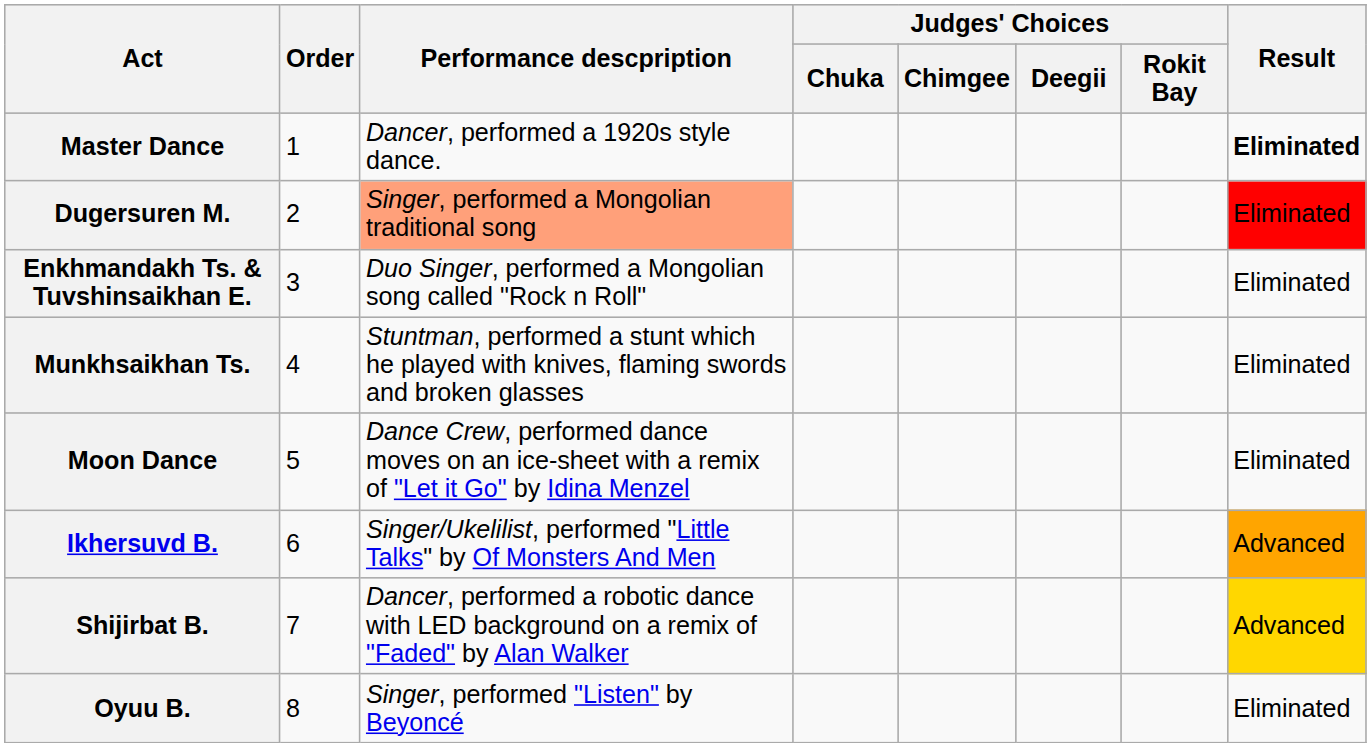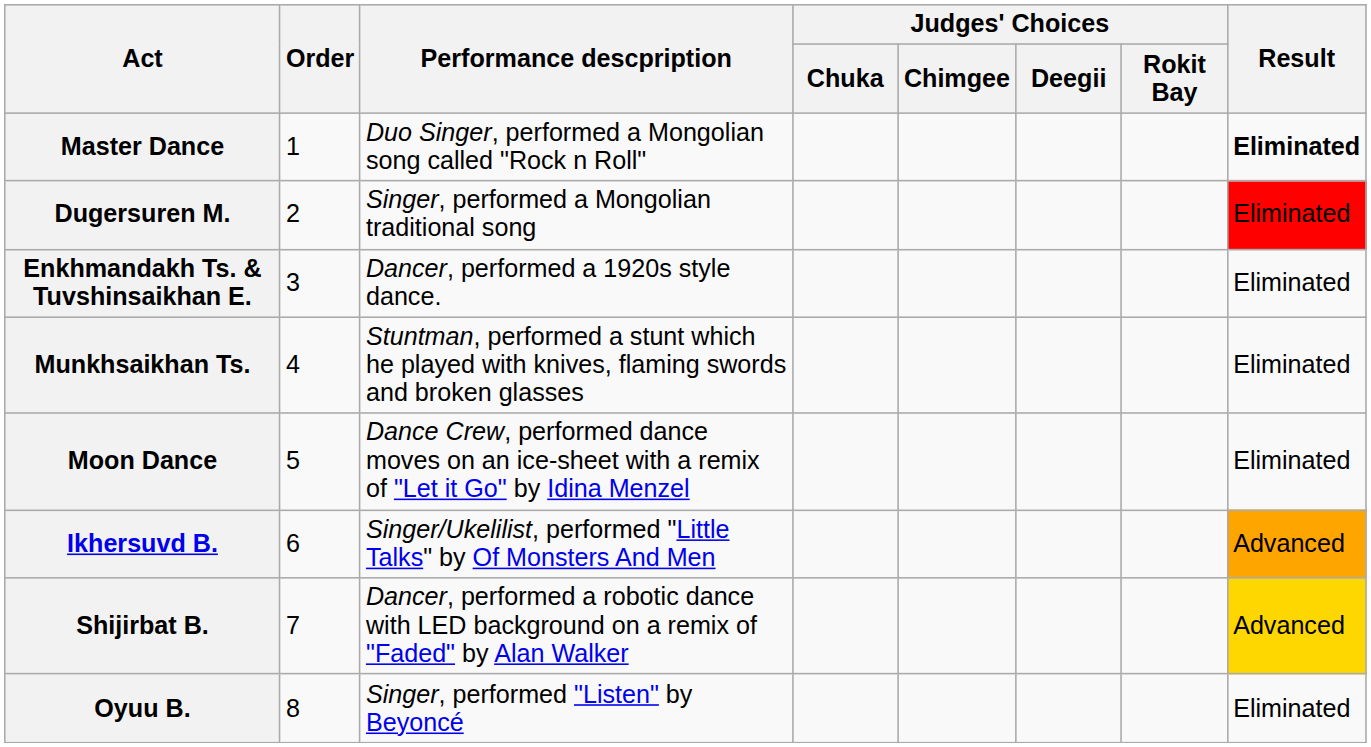(548, 146) Dancer, performed a 1920s style dance. -> (565, 146) Duo Singer, performed a Mongolian song called "Rock n Roll"
(538, 214) lightsalmon background -> (538, 214) no background
(565, 282) Duo Singer, performed a Mongolian song called "Rock n Roll" -> (548, 282) Dancer, performed a 1920s style dance.
